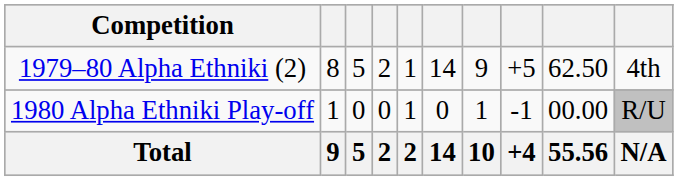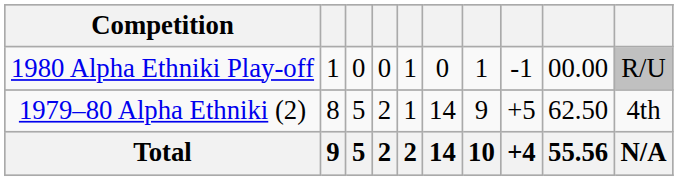rows swapped: (163, 68) <-> (163, 110)
